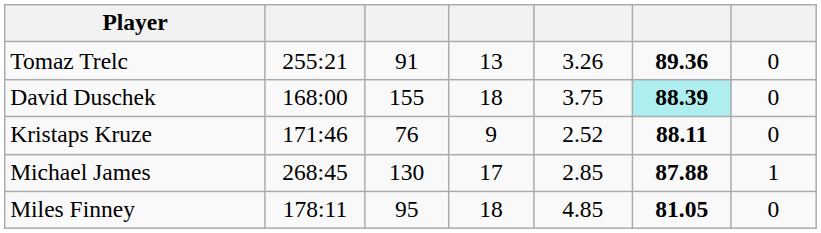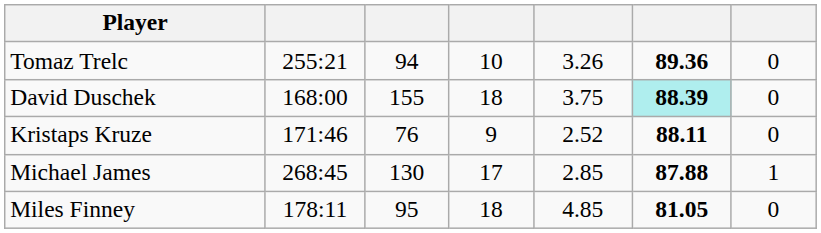(407, 60) 91 -> (407, 60) 94
(491, 60) 13 -> (491, 60) 10
